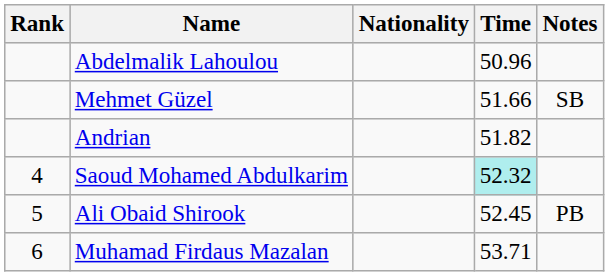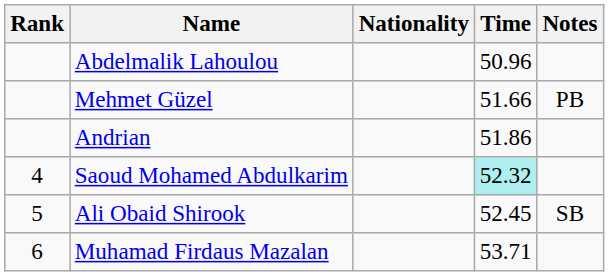(570, 99) SB -> (570, 99) PB
(506, 138) 51.82 -> (506, 138) 51.86
(570, 214) PB -> (570, 214) SB
